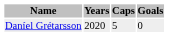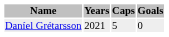(95, 25) 2020 -> (95, 25) 2021
